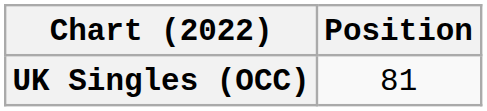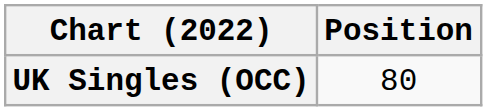(399, 81) 81 -> (399, 81) 80
